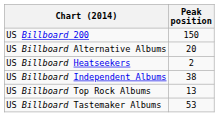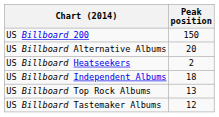(191, 77) 38 -> (191, 77) 18
(191, 105) 53 -> (191, 105) 12
